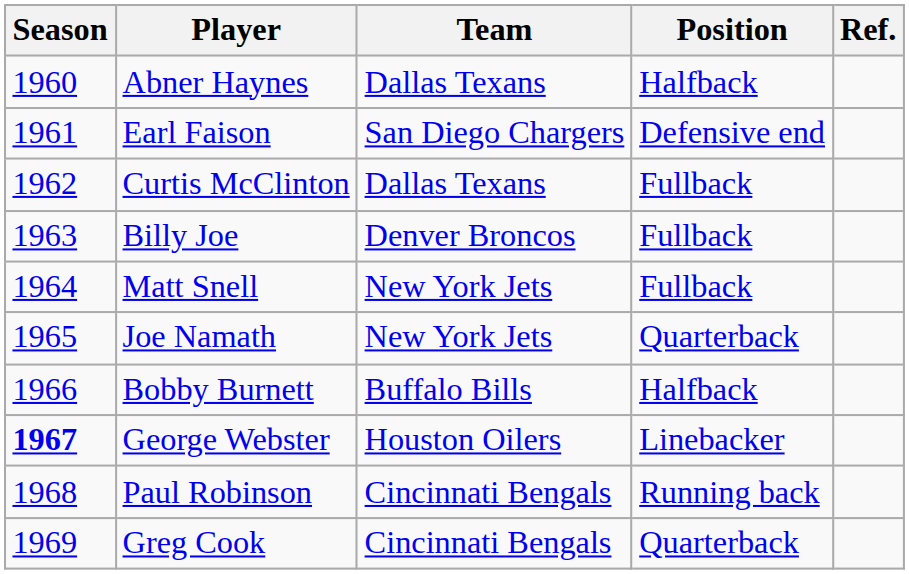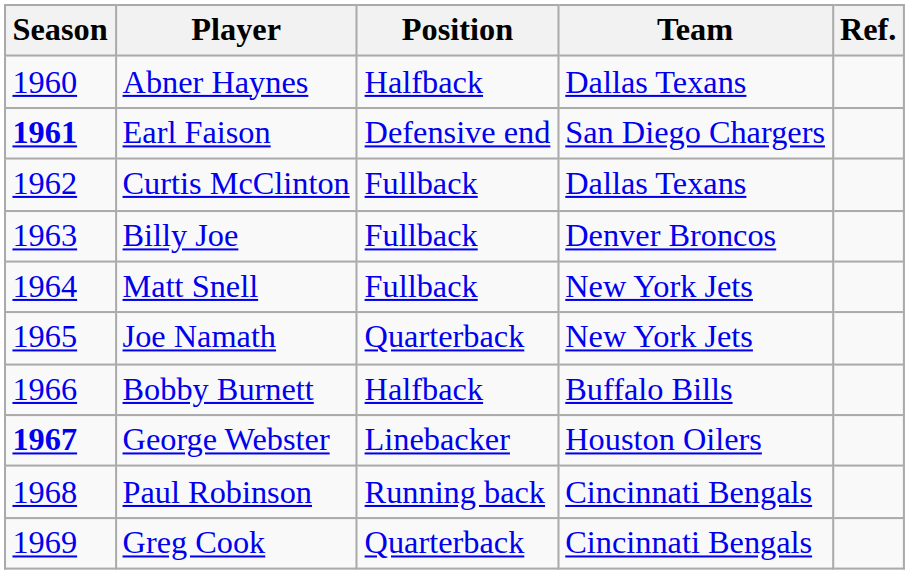columns swapped: (494, 30) <-> (732, 30)
(45, 132) normal -> (45, 132) bold
